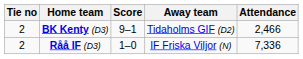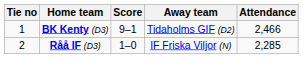(22, 29) 2 -> (22, 29) 1
(268, 45) 7,336 -> (268, 45) 2,285
